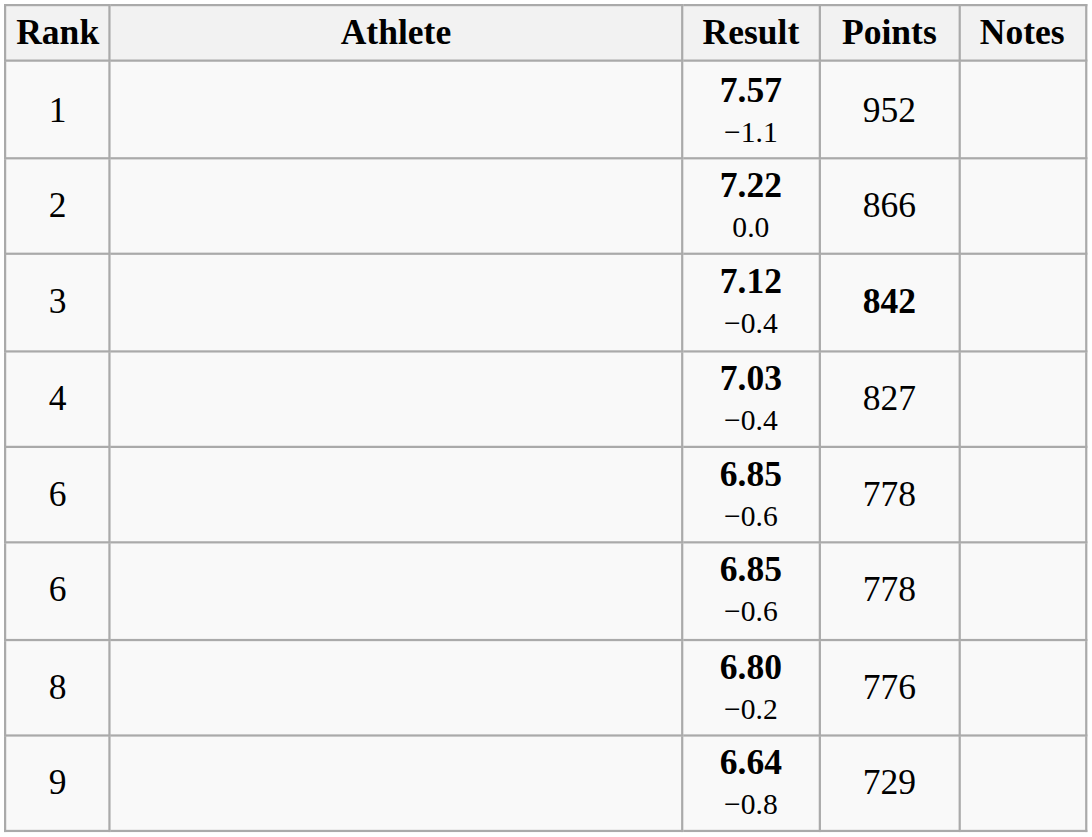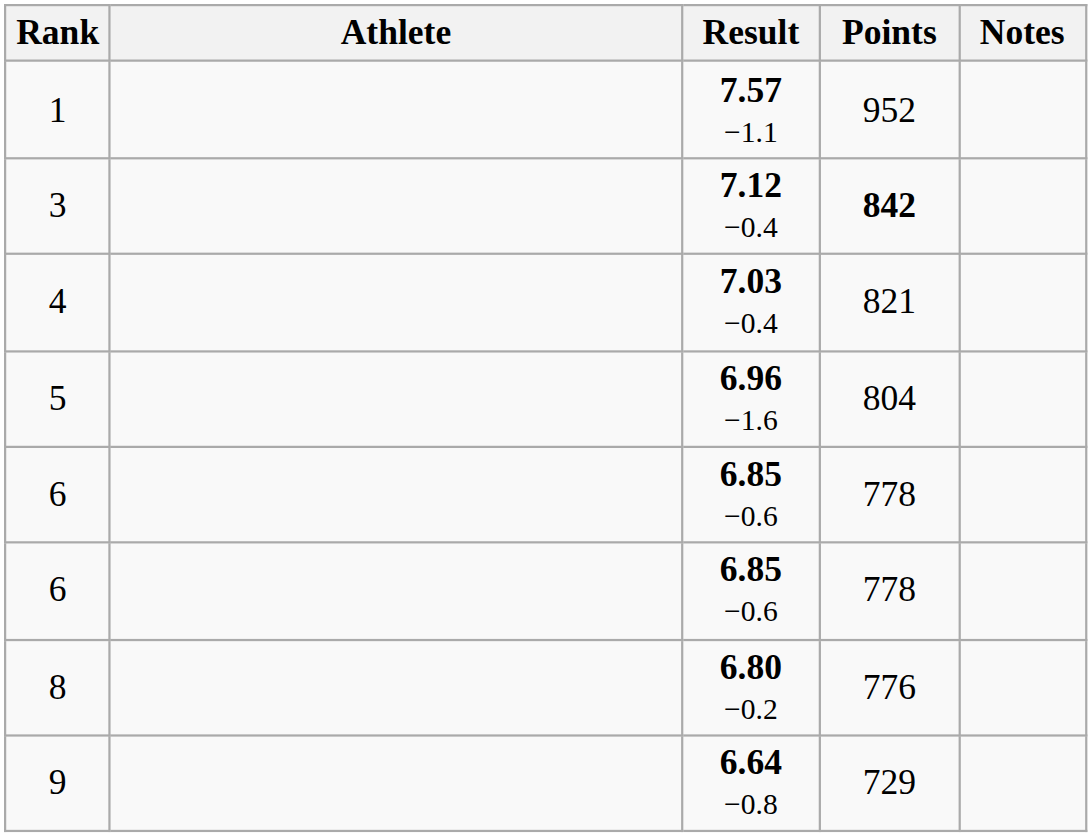- row: (58, 205)
(889, 397) 827 -> (889, 301) 821
+ row: (58, 397)
